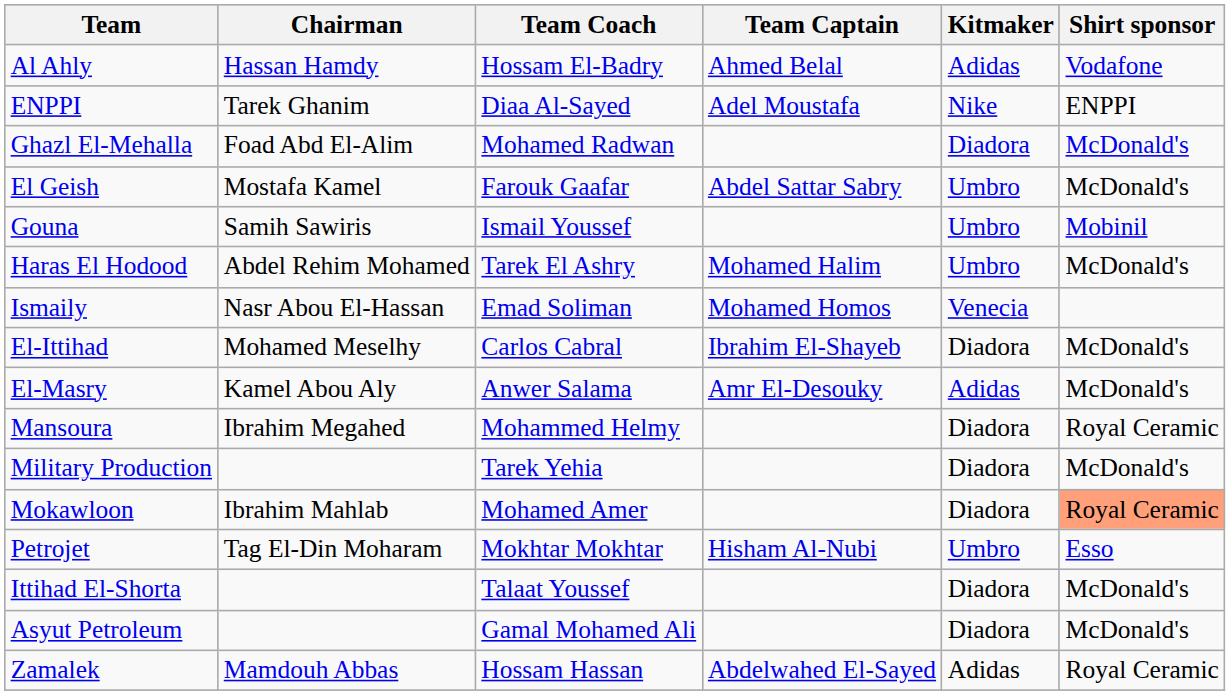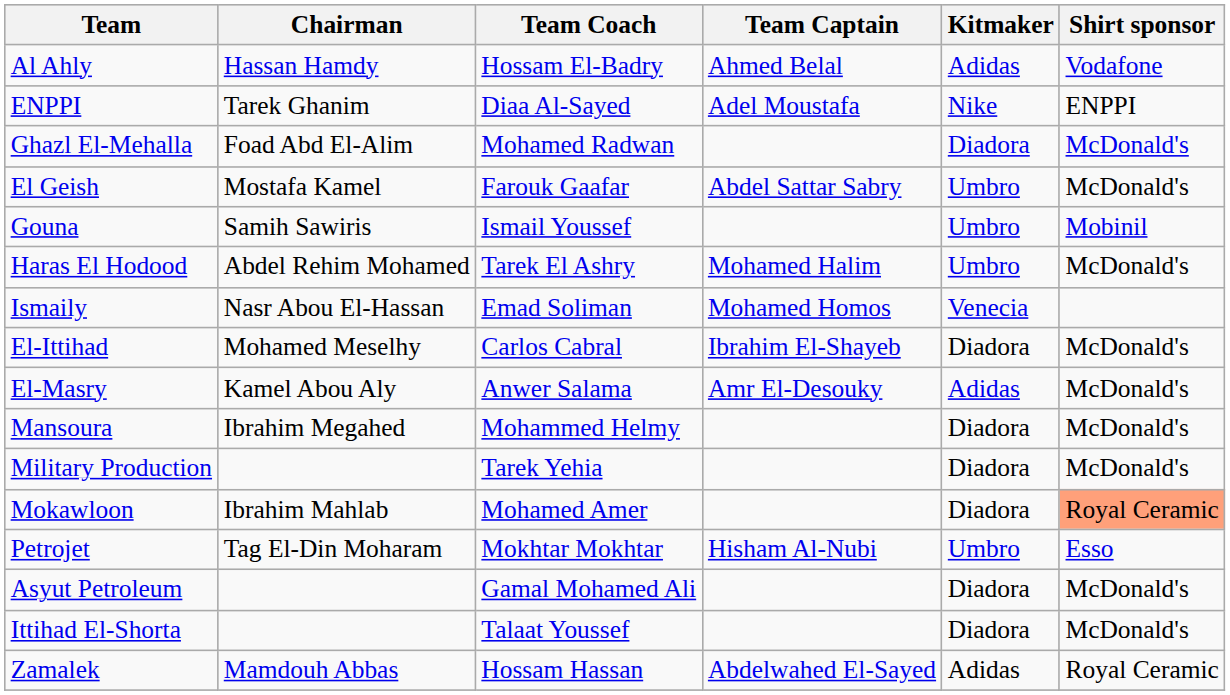(1142, 428) Royal Ceramic -> (1127, 428) McDonald's
rows swapped: (97, 629) <-> (96, 589)
